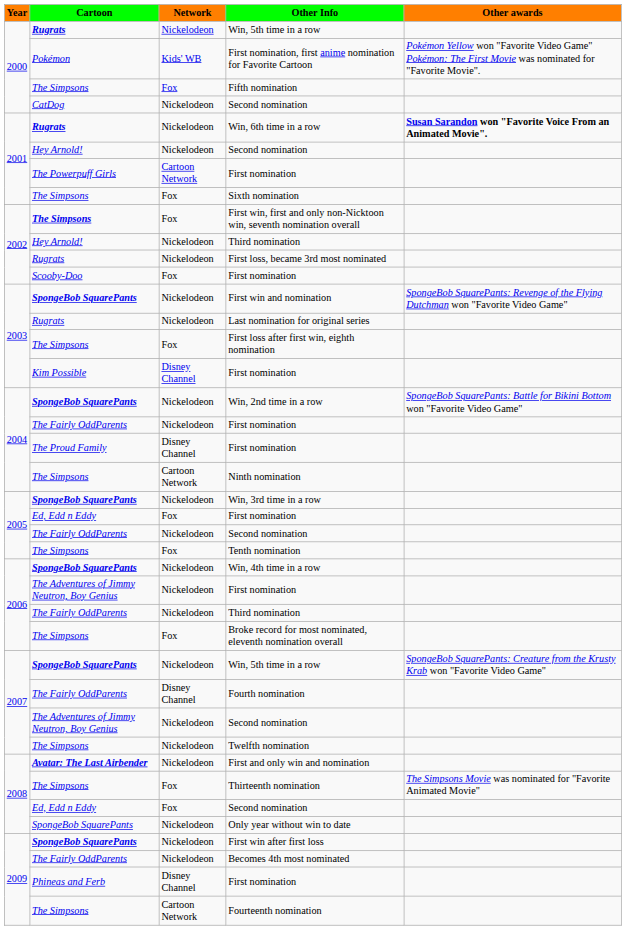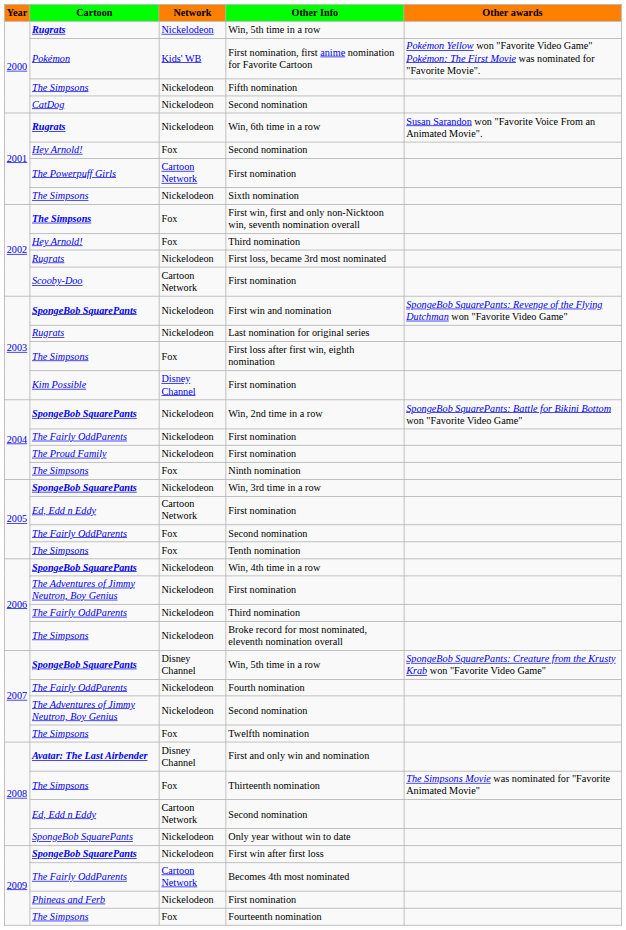(169, 88) Fox -> (188, 88) Nickelodeon
(508, 127) bold -> (501, 127) normal
(188, 150) Nickelodeon -> (169, 150) Fox
(169, 196) Fox -> (188, 196) Nickelodeon
(188, 242) Nickelodeon -> (169, 242) Fox
(169, 276) Fox -> (179, 282) Cartoon Network
(178, 448) Disney Channel -> (188, 454) Nickelodeon
(179, 477) Cartoon Network -> (169, 471) Fox
(169, 517) Fox -> (179, 511) Cartoon Network
(188, 533) Nickelodeon -> (169, 533) Fox
(169, 636) Fox -> (188, 636) Nickelodeon
(188, 665) Nickelodeon -> (178, 665) Disney Channel
(178, 694) Disney Channel -> (188, 688) Nickelodeon
(188, 746) Nickelodeon -> (169, 733) Fox
(188, 762) Nickelodeon -> (178, 756) Disney Channel
(169, 808) Fox -> (179, 814) Cartoon Network
(188, 859) Nickelodeon -> (179, 877) Cartoon Network
(178, 882) Disney Channel -> (188, 900) Nickelodeon
(179, 911) Cartoon Network -> (169, 917) Fox
